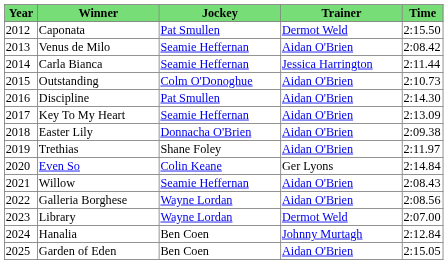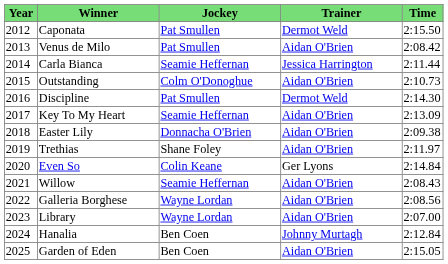(205, 47) Seamie Heffernan -> (190, 47) Pat Smullen
(318, 98) Aidan O'Brien -> (315, 98) Dermot Weld
(315, 216) Dermot Weld -> (318, 216) Aidan O'Brien
